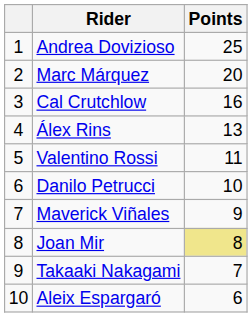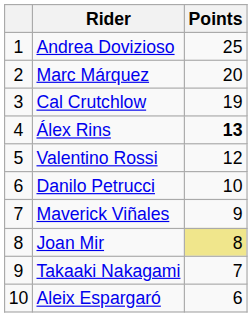(233, 102) 16 -> (233, 102) 19
(233, 130) normal -> (233, 130) bold
(233, 158) 11 -> (233, 158) 12
